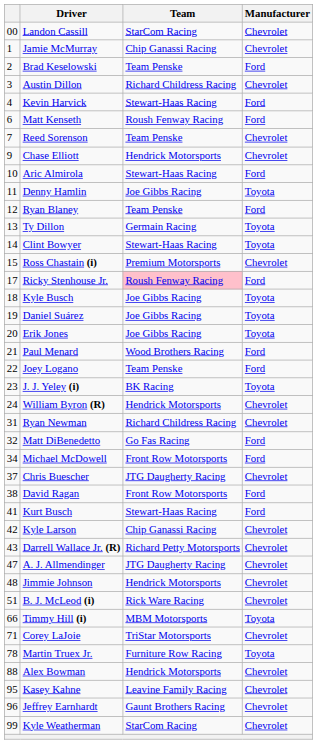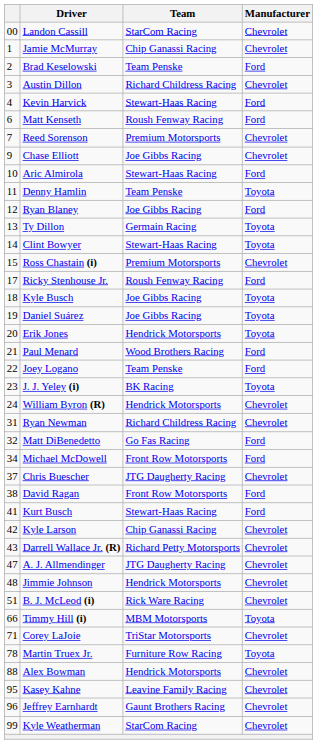(154, 138) Team Penske -> (173, 138) Premium Motorsports
(173, 155) Hendrick Motorsports -> (163, 155) Joe Gibbs Racing
(163, 191) Joe Gibbs Racing -> (154, 191) Team Penske
(154, 209) Team Penske -> (163, 209) Joe Gibbs Racing
(174, 280) pink background -> (174, 280) no background
(163, 333) Joe Gibbs Racing -> (173, 333) Hendrick Motorsports
